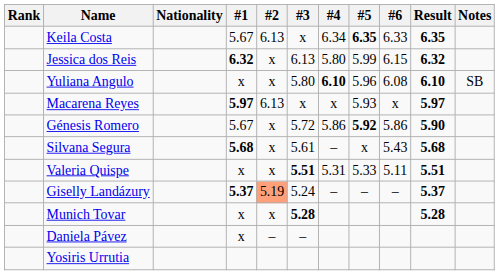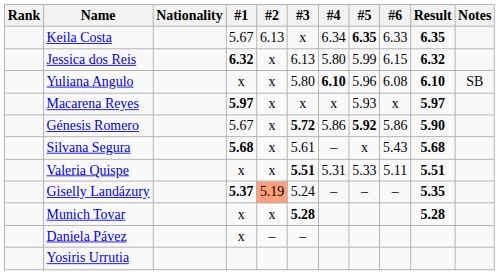(272, 103) 6.13 -> (272, 103) x
(303, 125) normal -> (303, 125) bold
(433, 192) 5.37 -> (433, 192) 5.35
